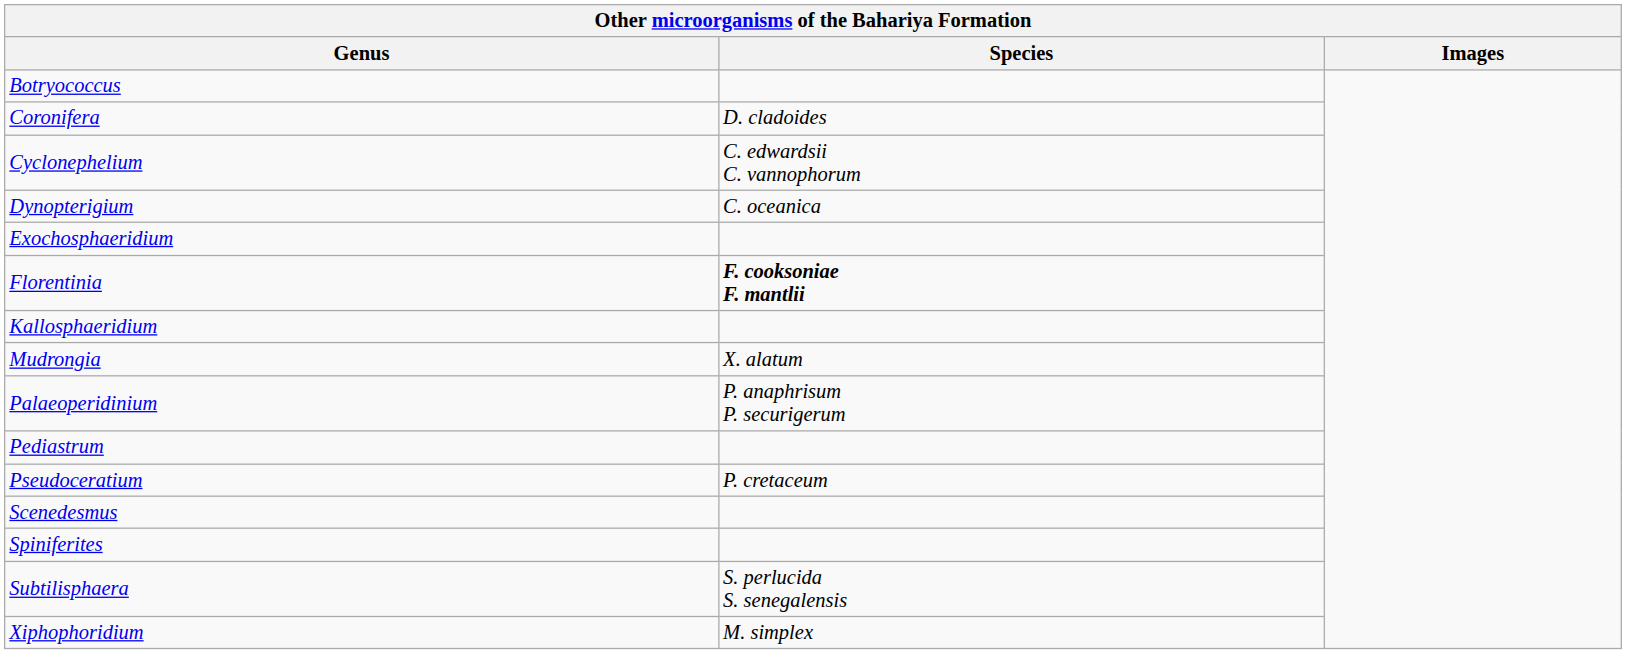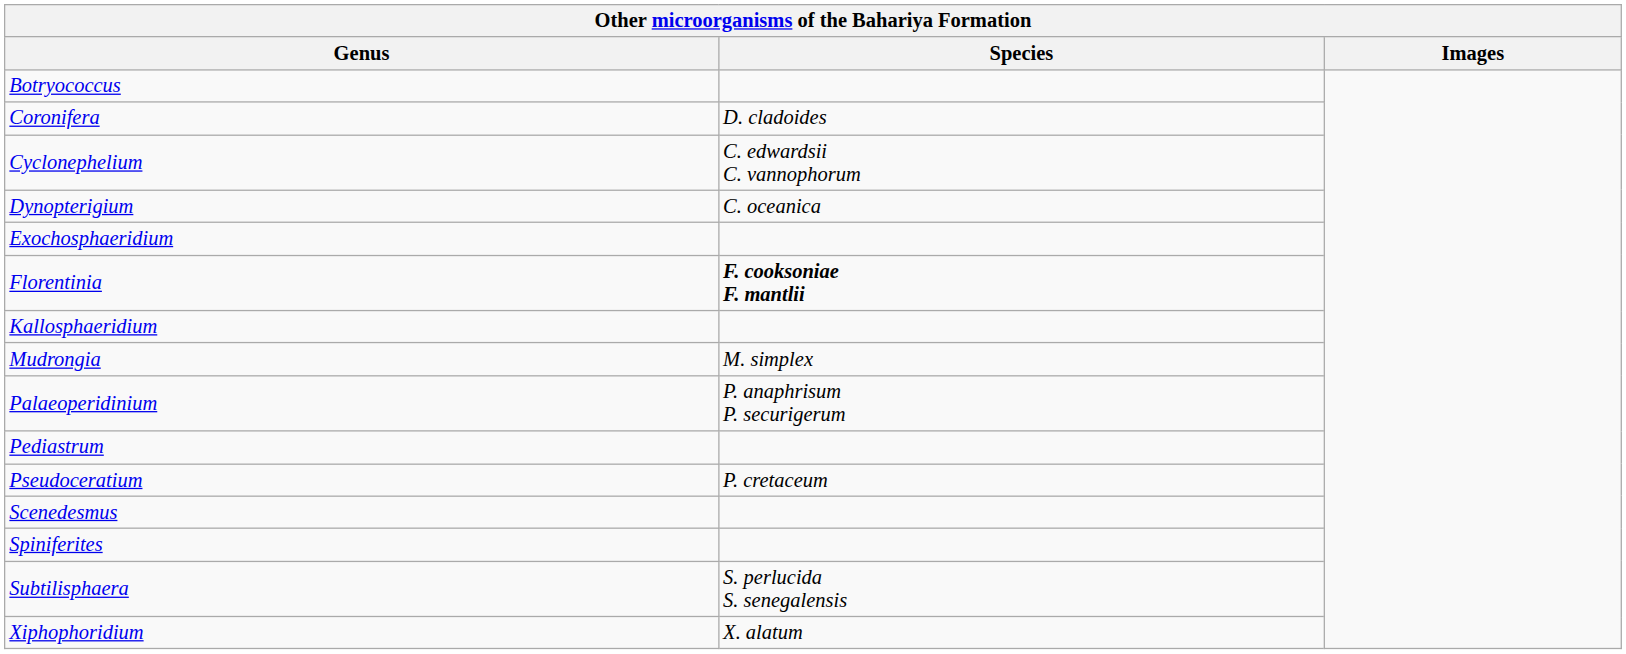(763, 359) X. alatum -> (768, 359) M. simplex
(768, 632) M. simplex -> (763, 632) X. alatum
